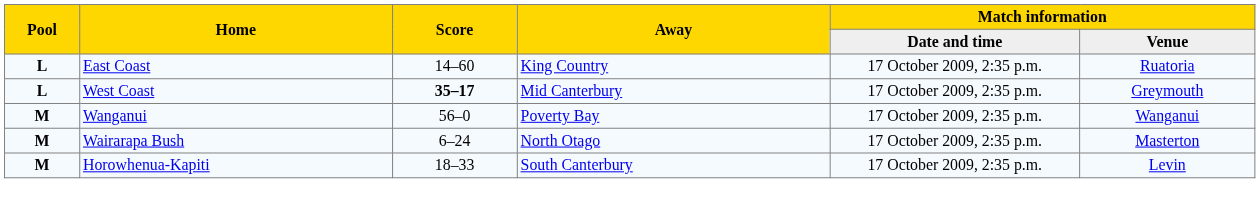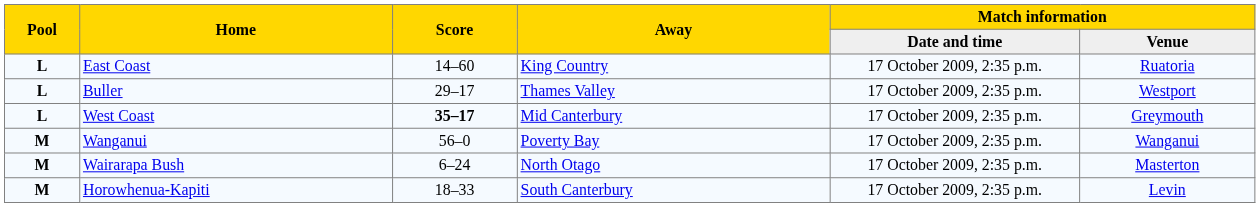+ row: (103, 91)
